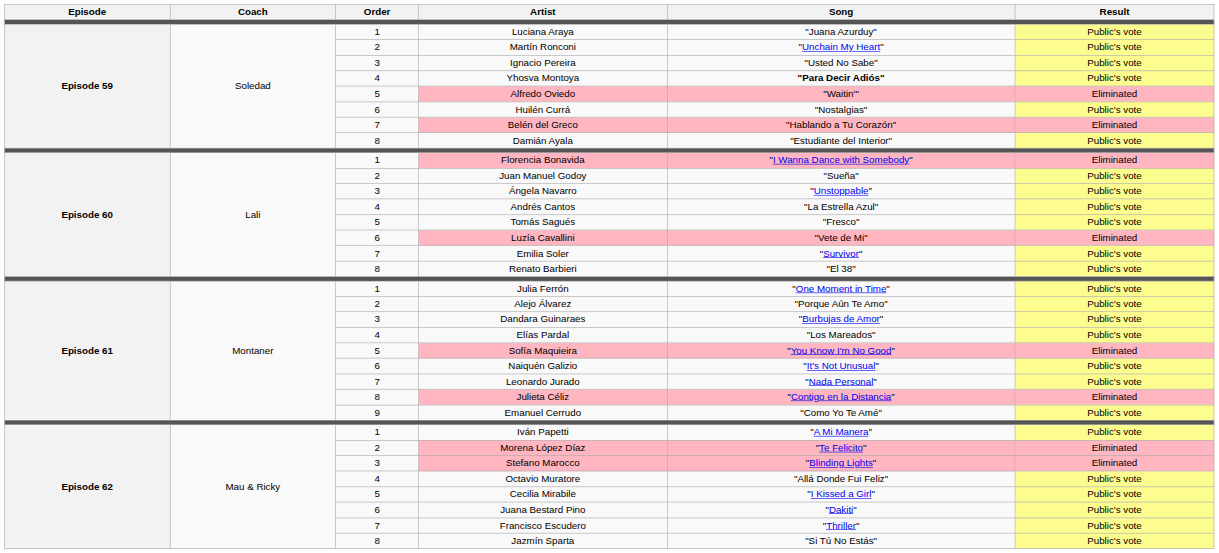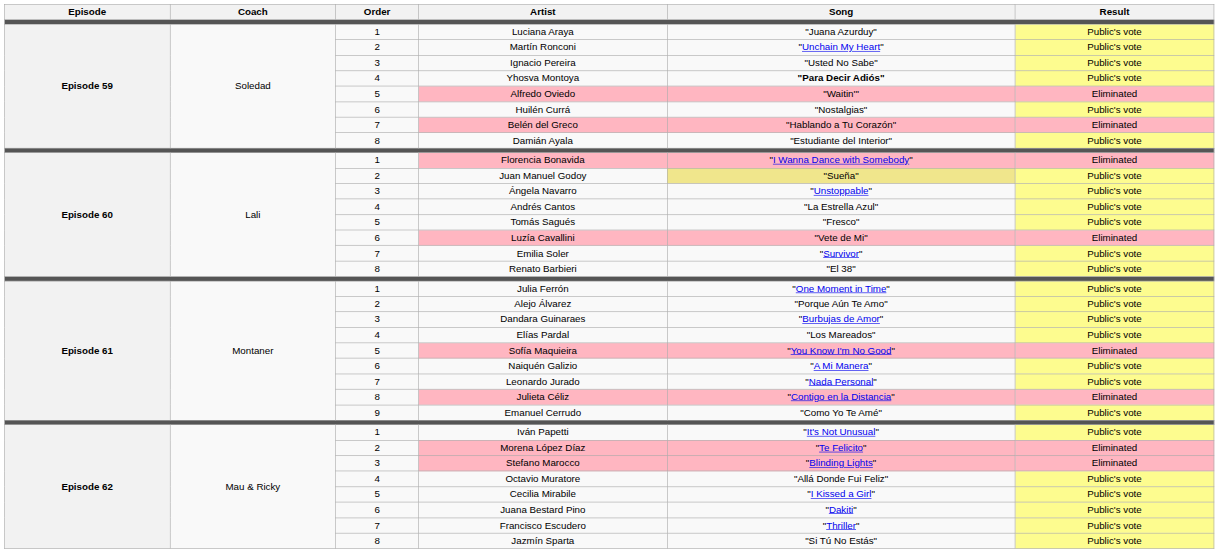(841, 176) no background -> (841, 176) khaki background
(841, 366) "It's Not Unusual" -> (841, 366) "A Mi Manera"
(841, 432) "A Mi Manera" -> (841, 432) "It's Not Unusual"
